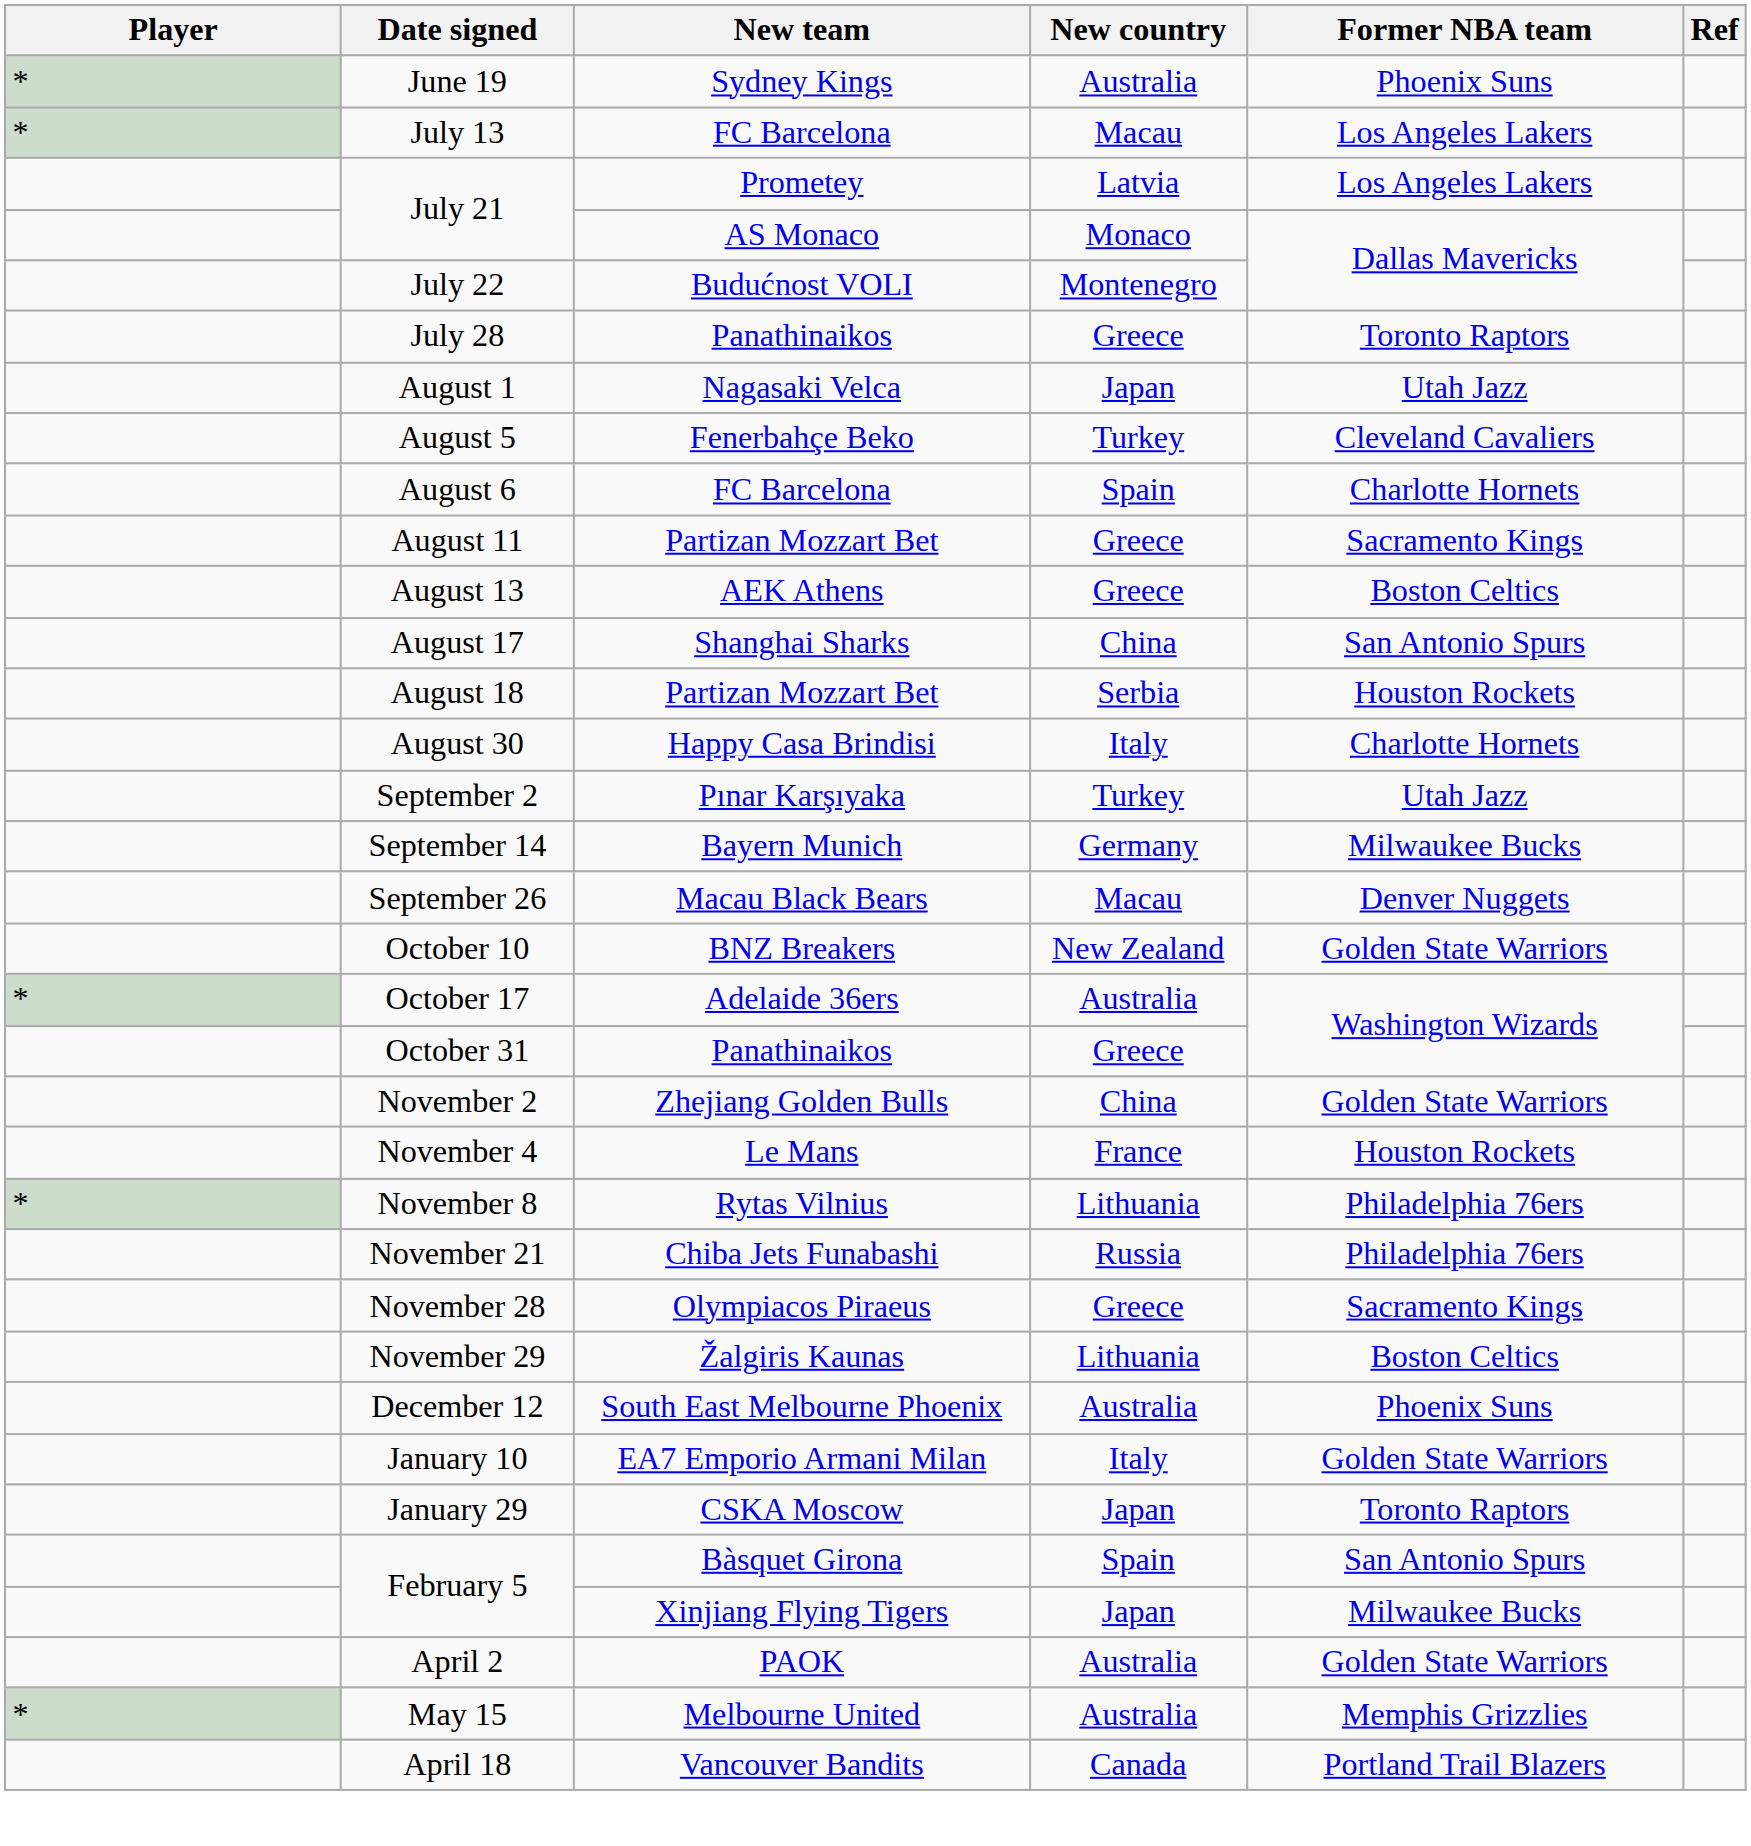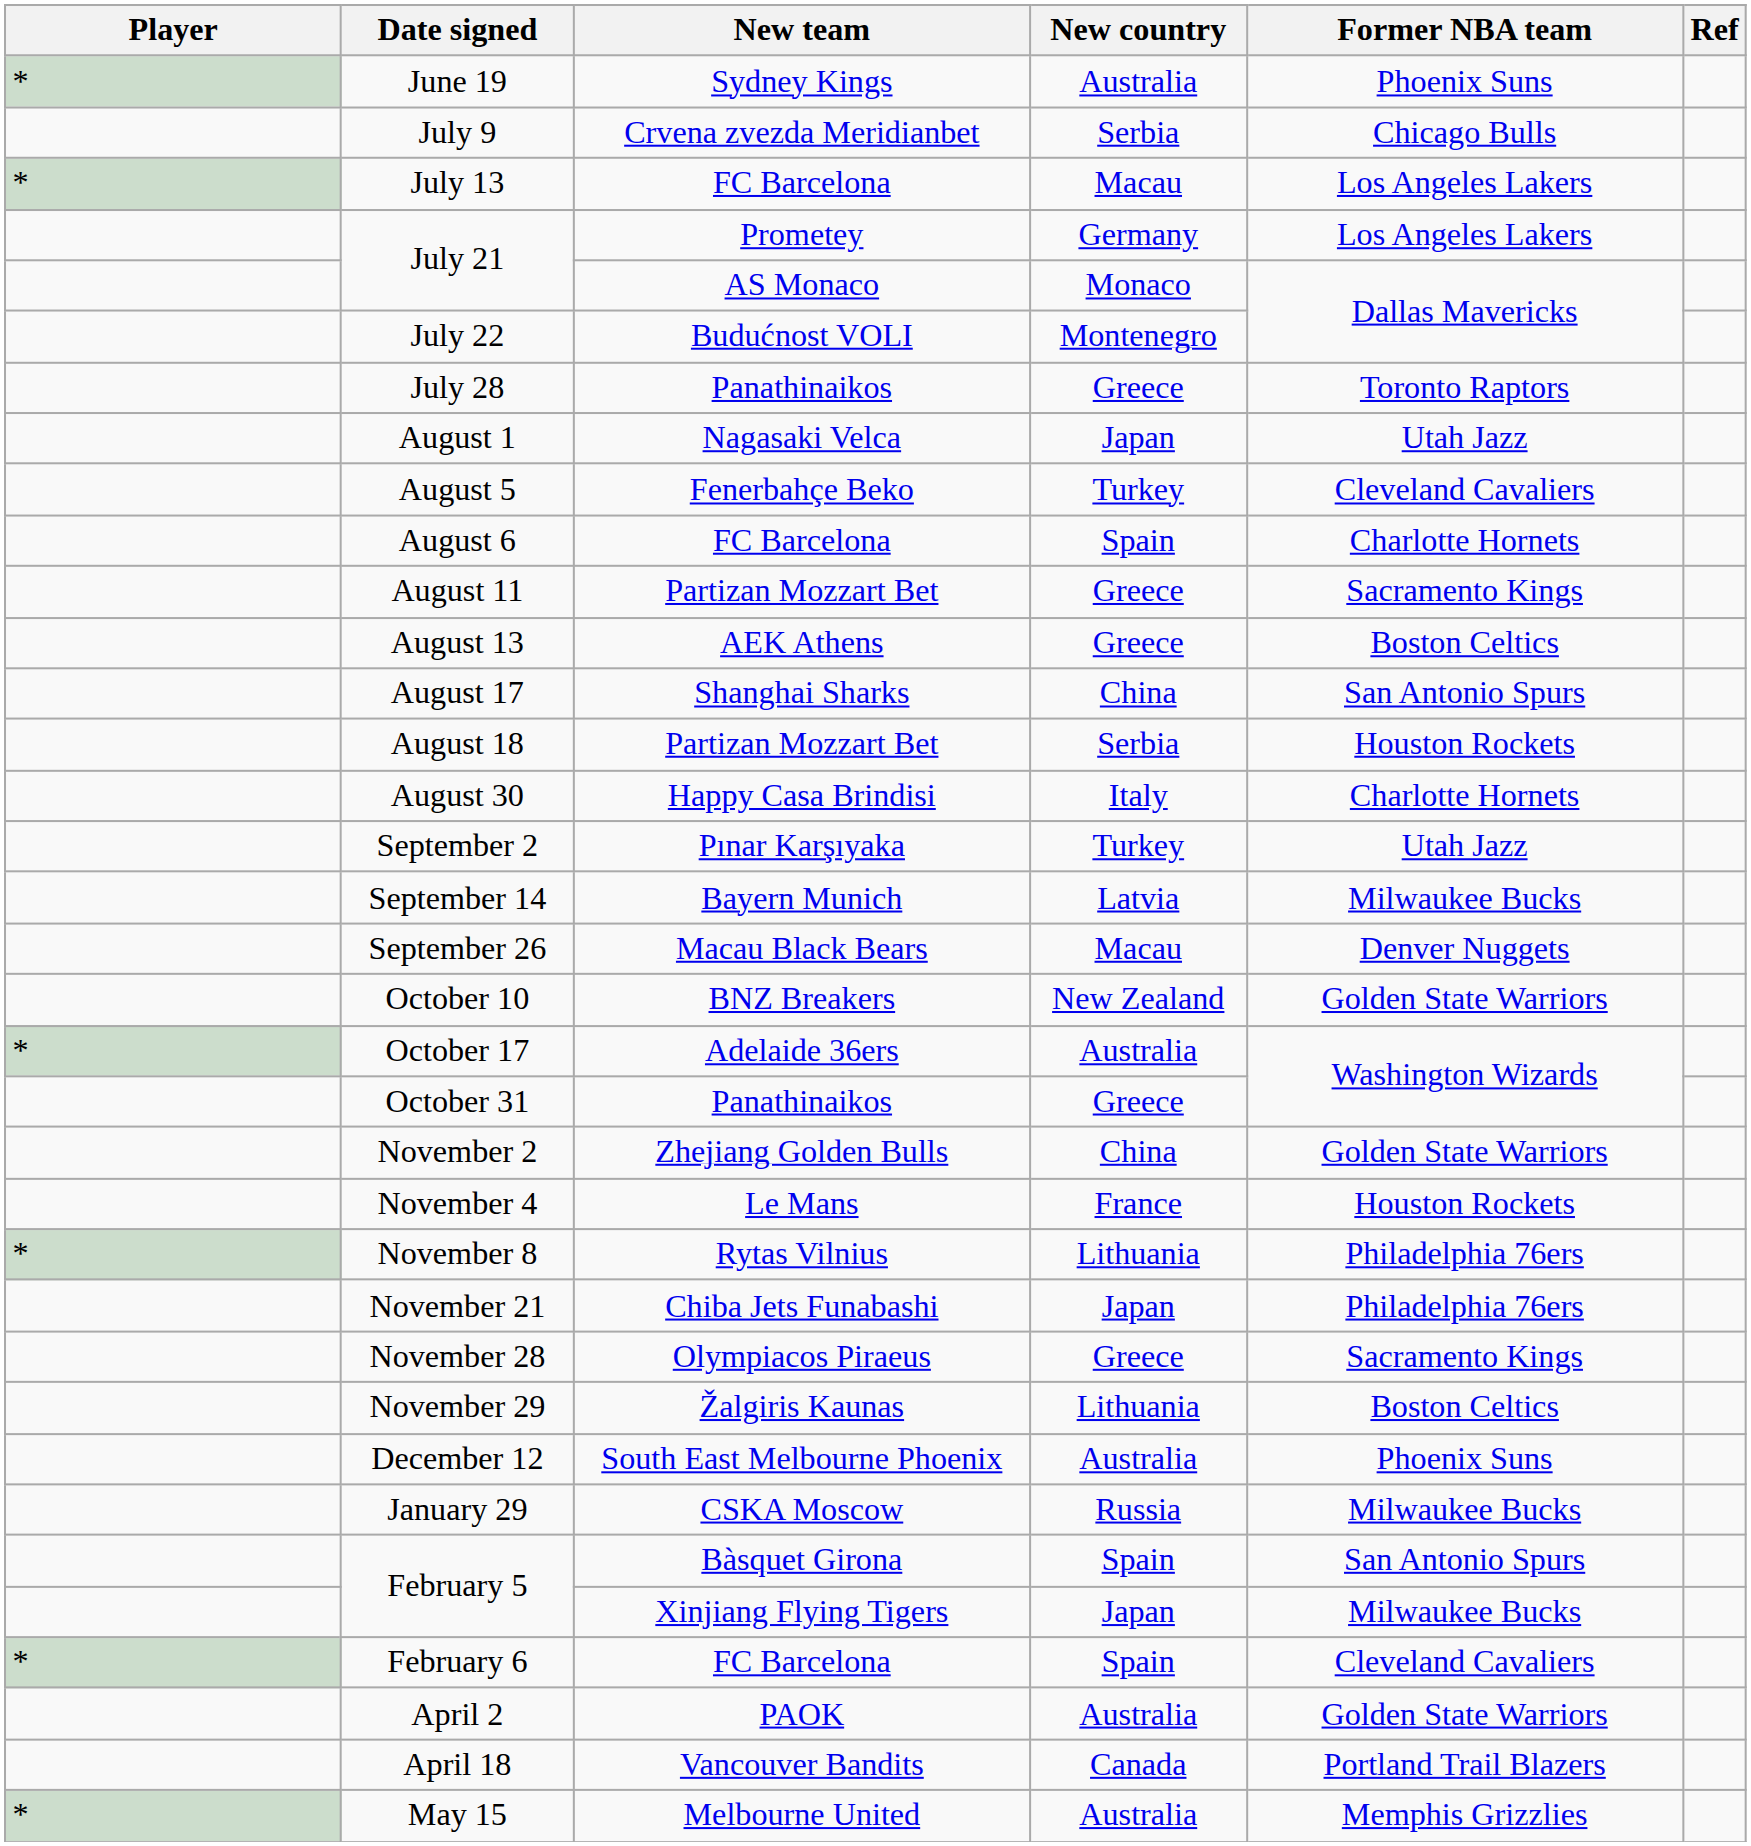+ row: (457, 132)
(1138, 183) Latvia -> (1138, 234) Germany
(1138, 846) Germany -> (1138, 897) Latvia
(1138, 1254) Russia -> (1138, 1305) Japan
- row: (457, 1458)
(1138, 1509) Japan -> (1138, 1509) Russia
(1465, 1509) Toronto Raptors -> (1465, 1509) Milwaukee Bucks
+ row: (457, 1662)
rows swapped: (457, 1764) <-> (457, 1713)
